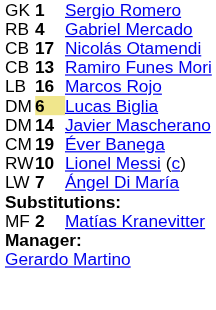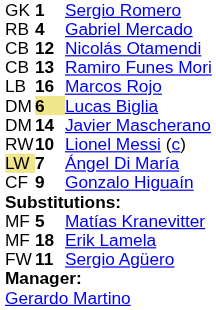(45, 48) 17 -> (45, 48) 12
- row: (115, 144)
(17, 182) no background -> (17, 163) khaki background
+ row: (129, 182)
(40, 221) 2 -> (40, 221) 5
+ row: (111, 240)
+ row: (120, 259)
